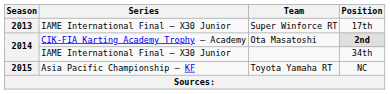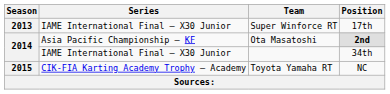(144, 40) CIK-FIA Karting Academy Trophy — Academy -> (118, 40) Asia Pacific Championship — KF
(118, 68) Asia Pacific Championship — KF -> (144, 68) CIK-FIA Karting Academy Trophy — Academy
